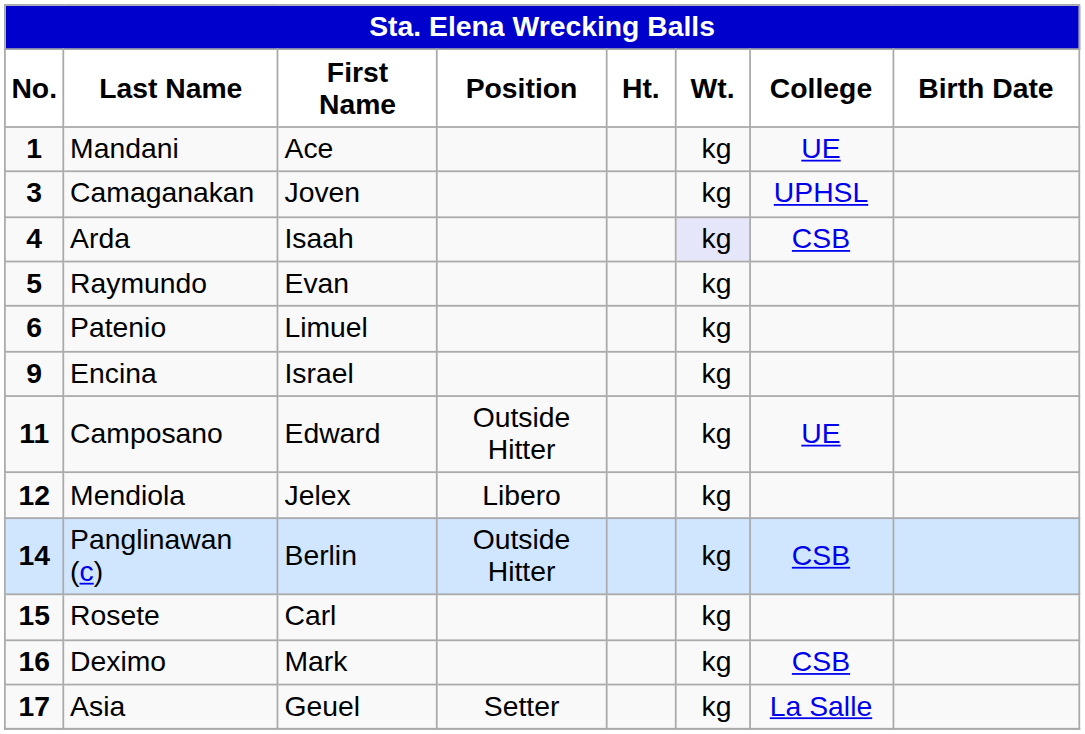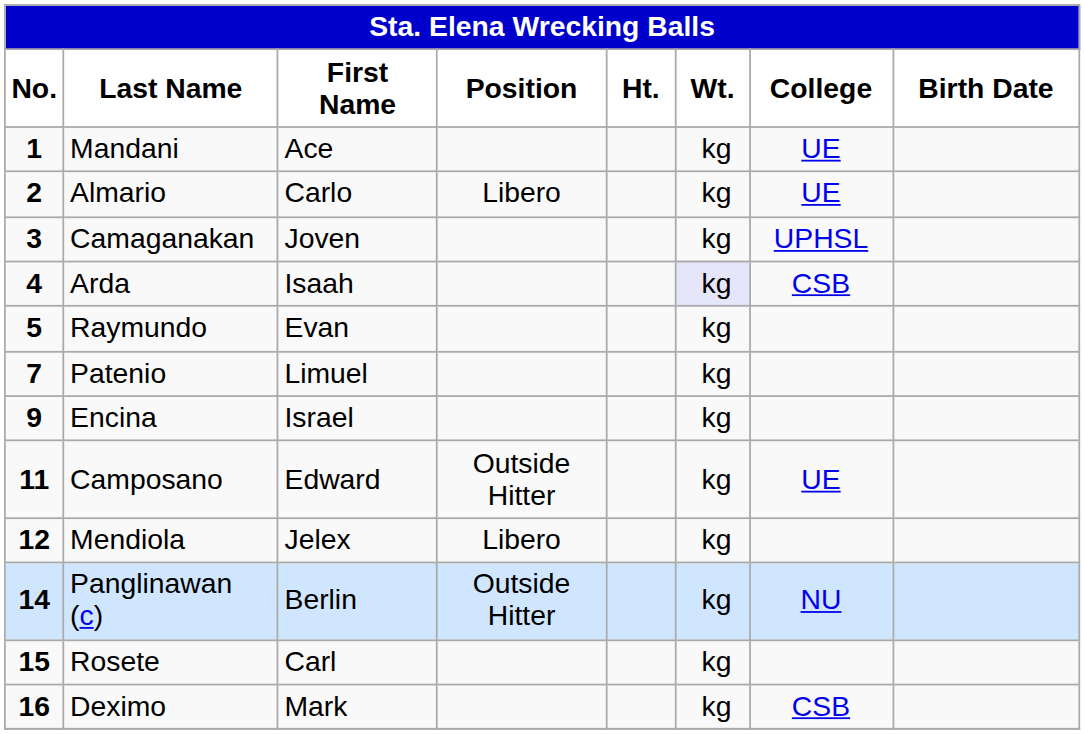+ row: (118, 193)
(34, 328) 6 -> (34, 373) 7
(821, 555) CSB -> (821, 600) NU
- row: (98, 706)
